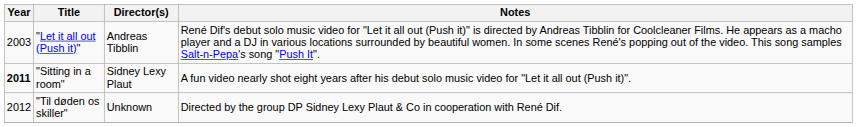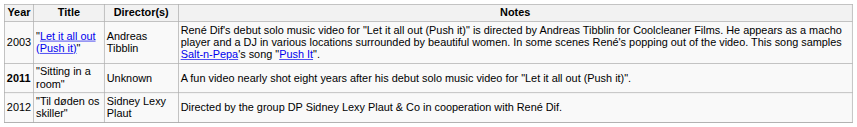(136, 78) Sidney Lexy Plaut -> (129, 78) Unknown
(129, 107) Unknown -> (136, 107) Sidney Lexy Plaut
